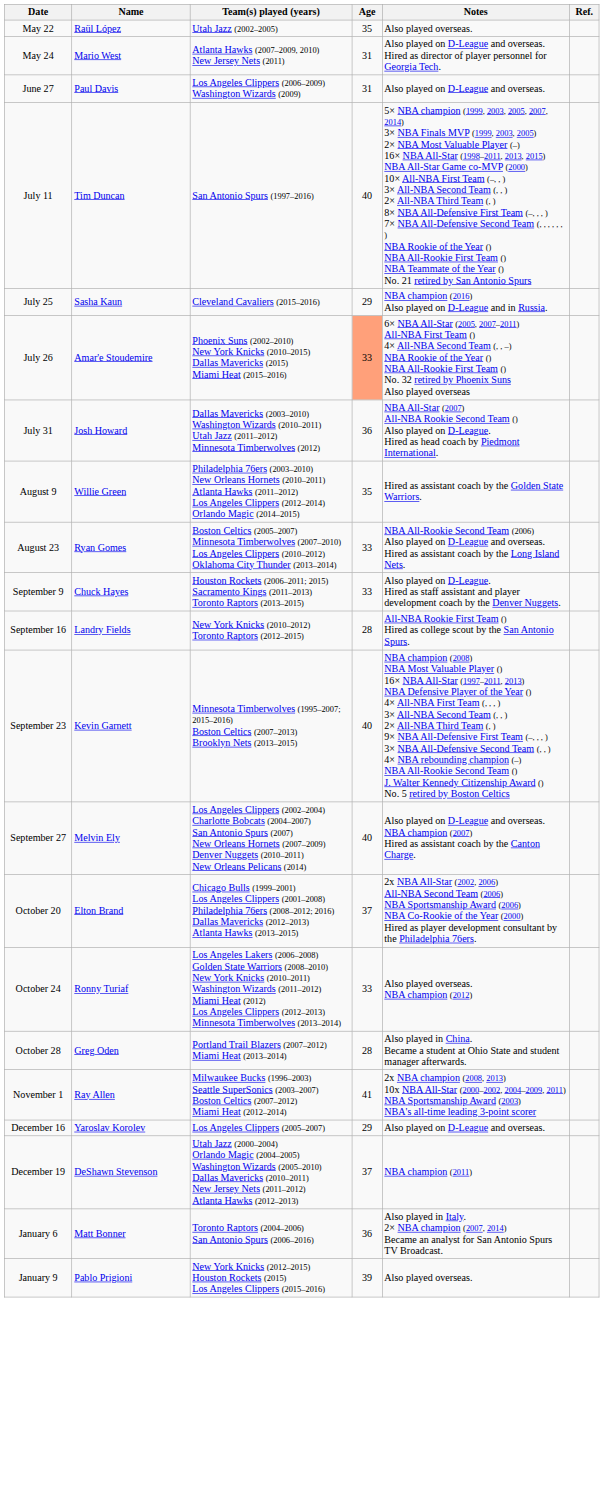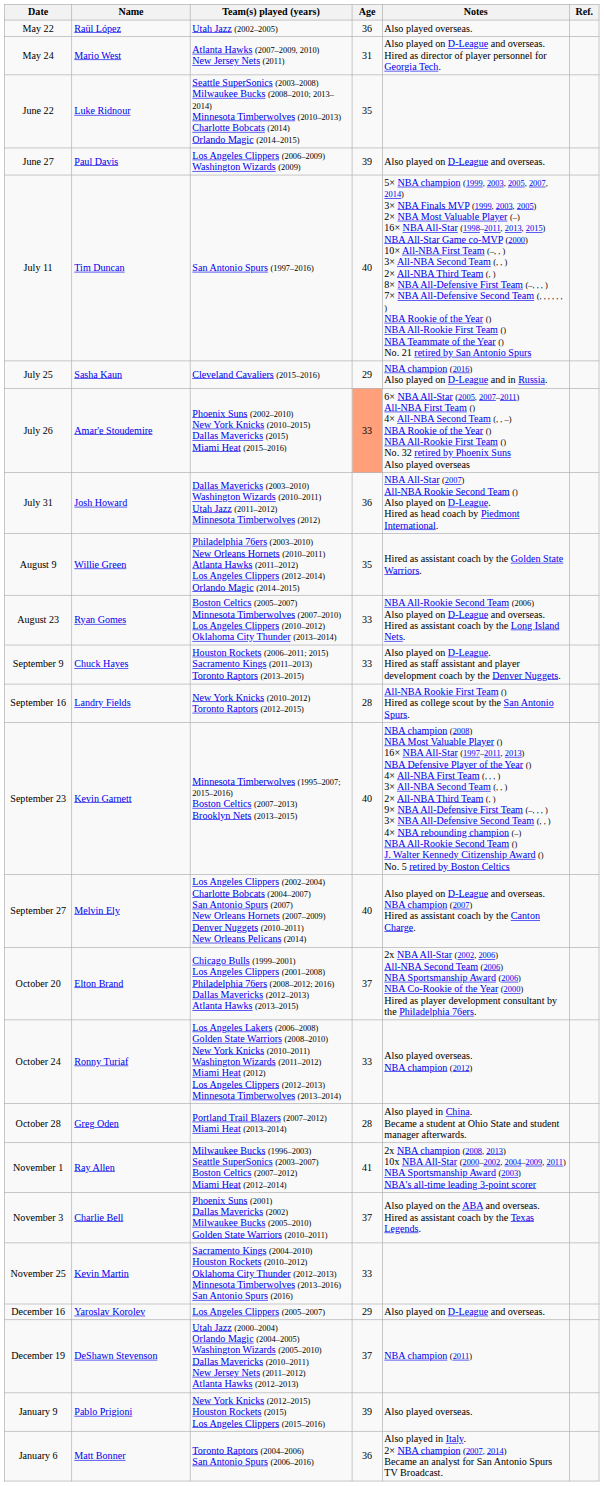(367, 28) 35 -> (367, 28) 36
+ row: (38, 111)
(367, 88) 31 -> (367, 161) 39
+ row: (38, 1217)
+ row: (38, 1273)
rows swapped: (38, 1233) <-> (38, 1278)
